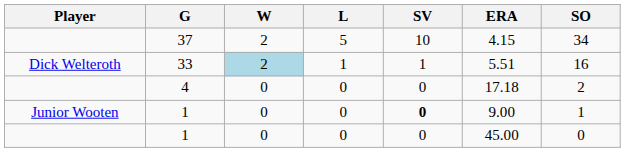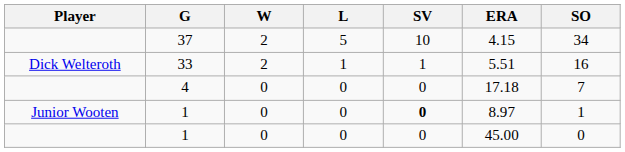(264, 64) lightblue background -> (264, 64) no background
(581, 87) 2 -> (581, 87) 7
(502, 111) 9.00 -> (502, 111) 8.97
